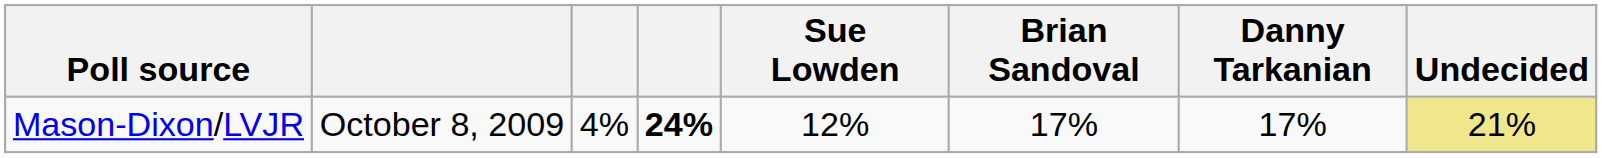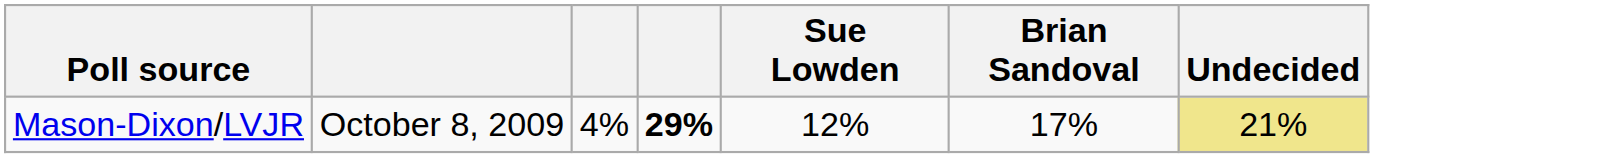- column: (1293, 50)
(679, 123) 24% -> (679, 123) 29%
